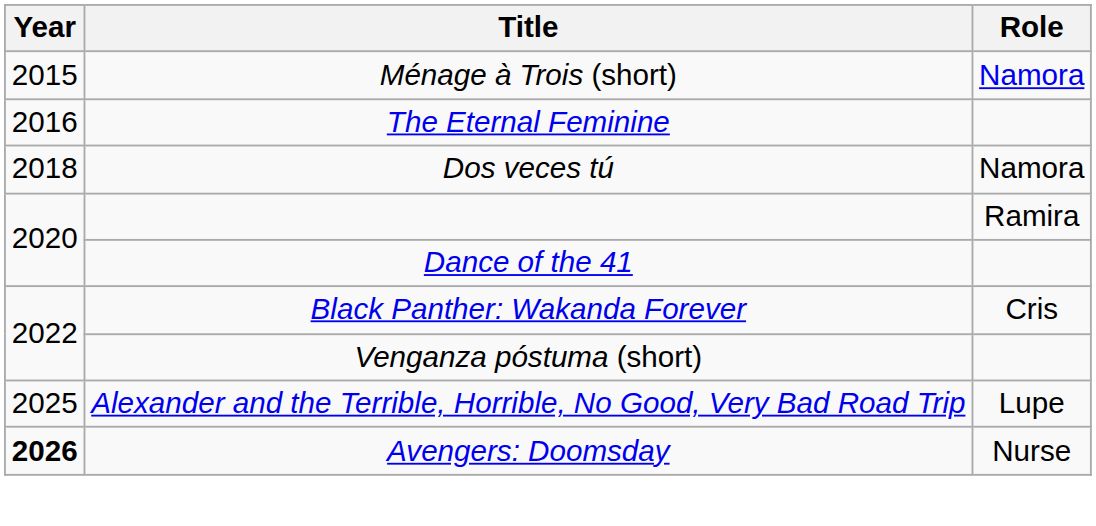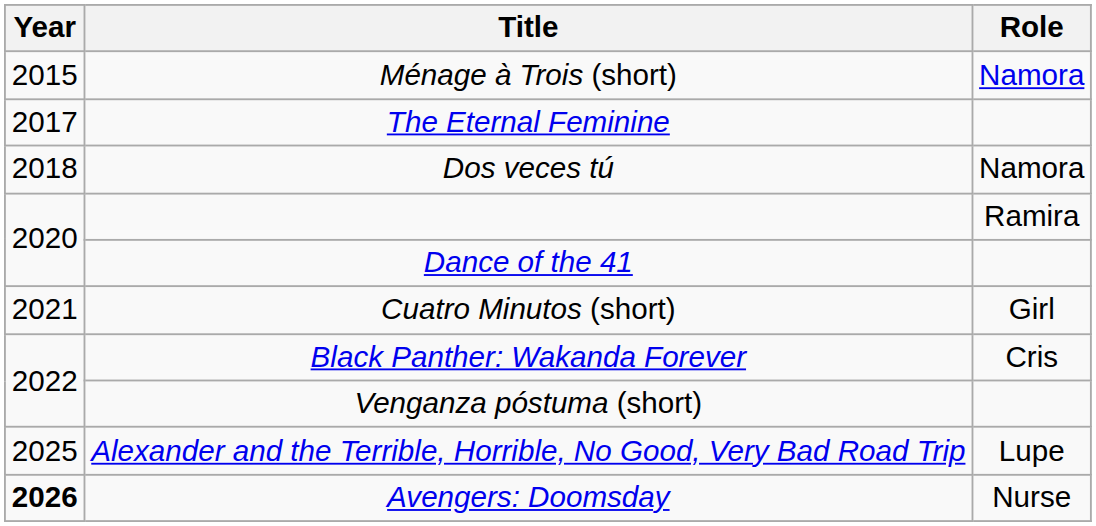(45, 121) 2016 -> (45, 121) 2017
+ row: (528, 309)
